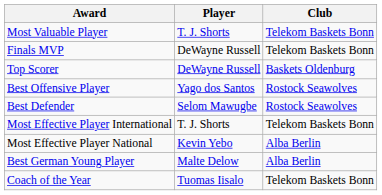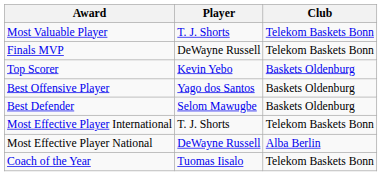(219, 69) DeWayne Russell -> (205, 69) Kevin Yebo
(311, 87) Rostock Seawolves -> (310, 87) Baskets Oldenburg
(311, 106) Rostock Seawolves -> (310, 106) Baskets Oldenburg
(205, 143) Kevin Yebo -> (219, 143) DeWayne Russell
- row: (71, 161)
